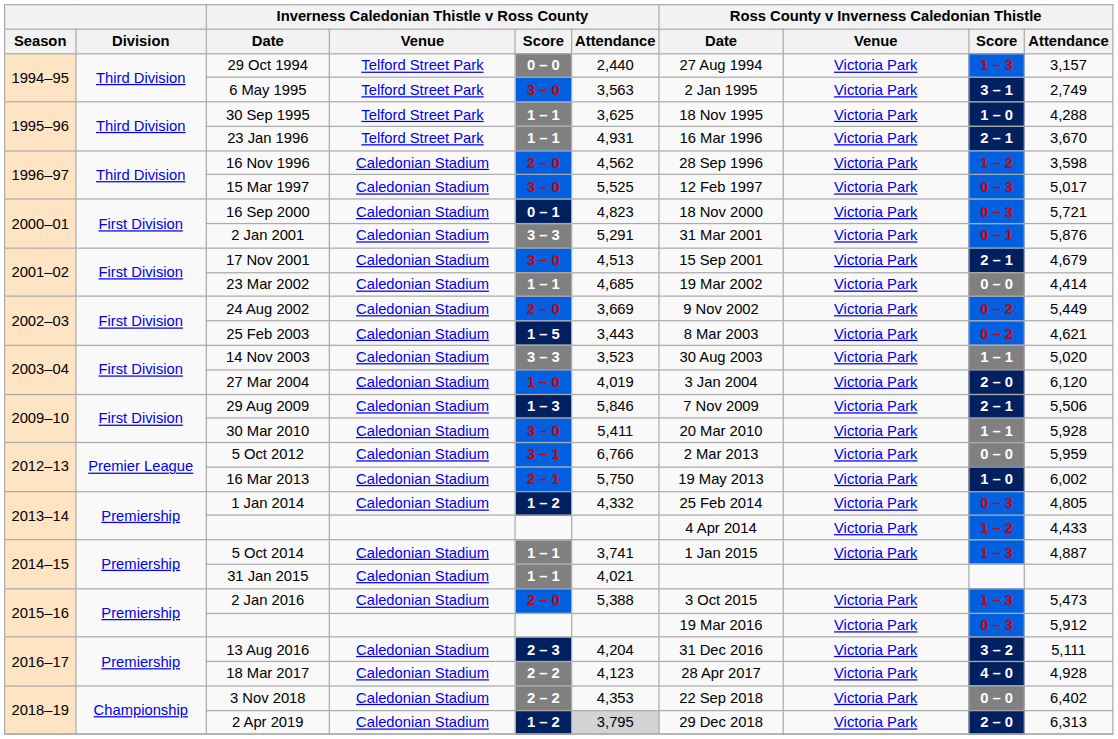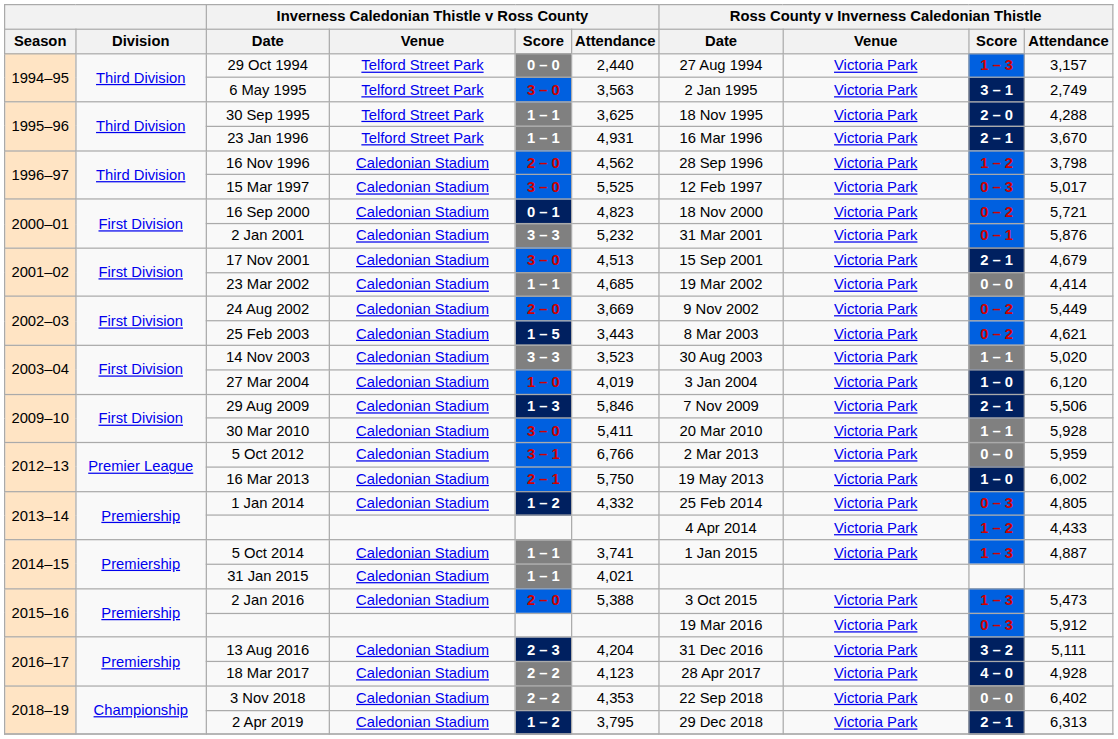(997, 114) 1 – 0 -> (997, 114) 2 – 0
(1069, 163) 3,598 -> (1069, 163) 3,798
(997, 211) 0 – 3 -> (997, 211) 0 – 2
(615, 236) 5,291 -> (615, 236) 5,232
(997, 382) 2 – 0 -> (997, 382) 1 – 0
(615, 722) lightgrey background -> (615, 722) no background
(997, 722) 2 – 0 -> (997, 722) 2 – 1
